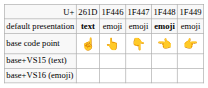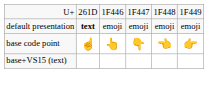(165, 26) bold -> (165, 26) normal
- row: (40, 75)
